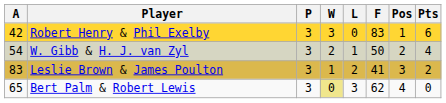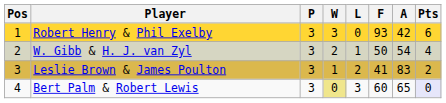columns swapped: (402, 14) <-> (16, 14)
(378, 32) 83 -> (381, 32) 93
(378, 88) 62 -> (381, 88) 60
(428, 88) no background -> (428, 88) lavender background
